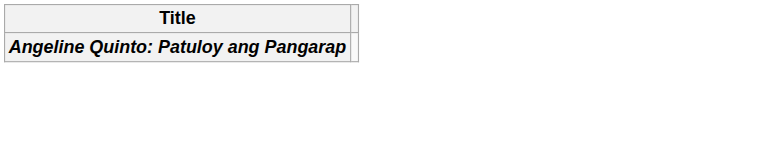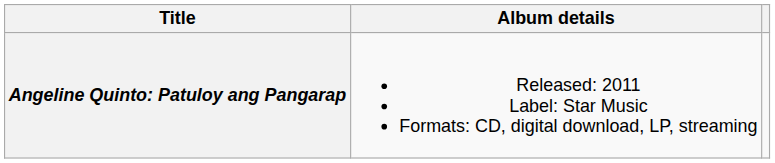+ column: (556, 18)
